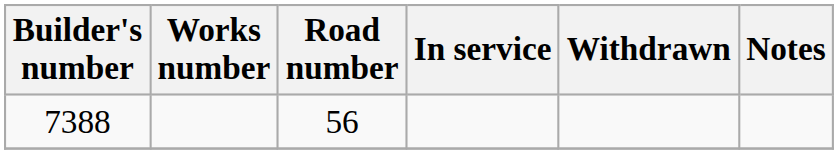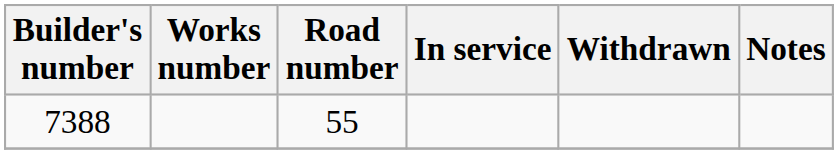(342, 121) 56 -> (342, 121) 55
